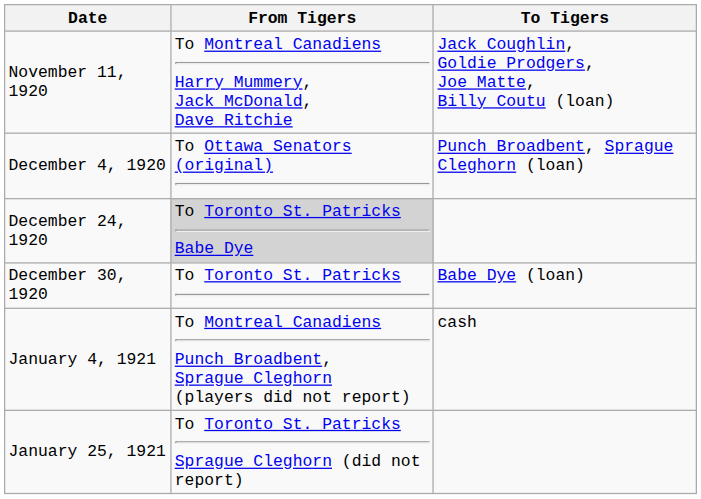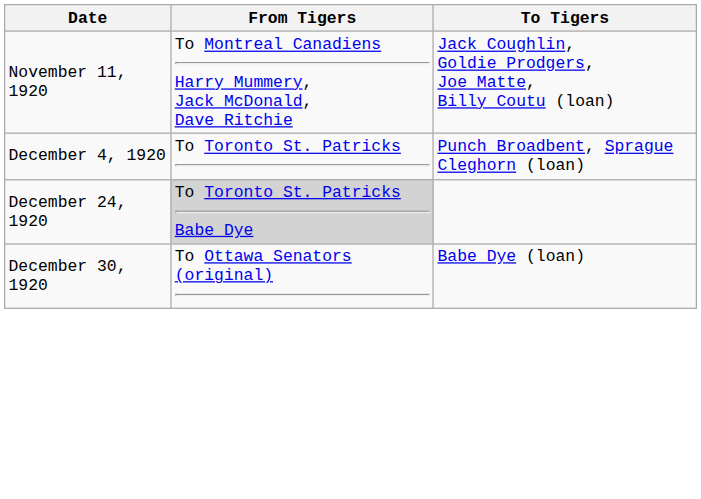(302, 162) To Ottawa Senators (original) -> (302, 152) To Toronto St. Patricks
(302, 281) To Toronto St. Patricks -> (302, 272) To Ottawa Senators (original)
- row: (82, 359)
- row: (87, 452)
